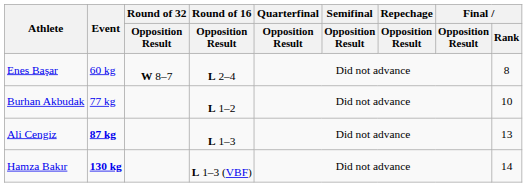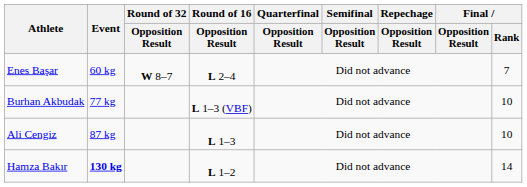(507, 70) 8 -> (507, 70) 7
(222, 109) L 1–2 -> (222, 109) L 1–3 (VBF)
(103, 134) bold -> (103, 134) normal
(507, 134) 13 -> (507, 134) 10
(222, 173) L 1–3 (VBF) -> (222, 173) L 1–2
